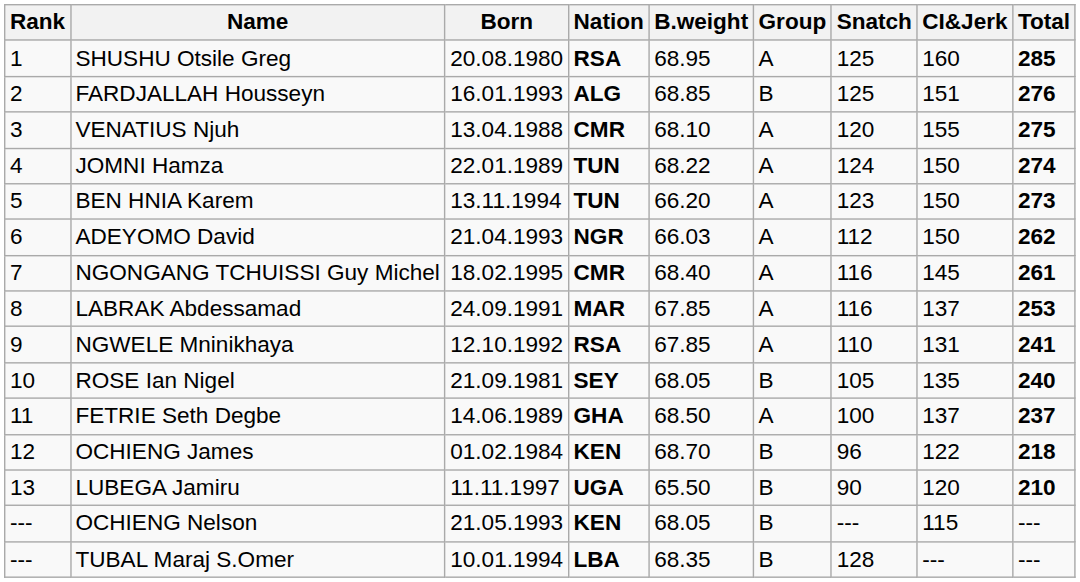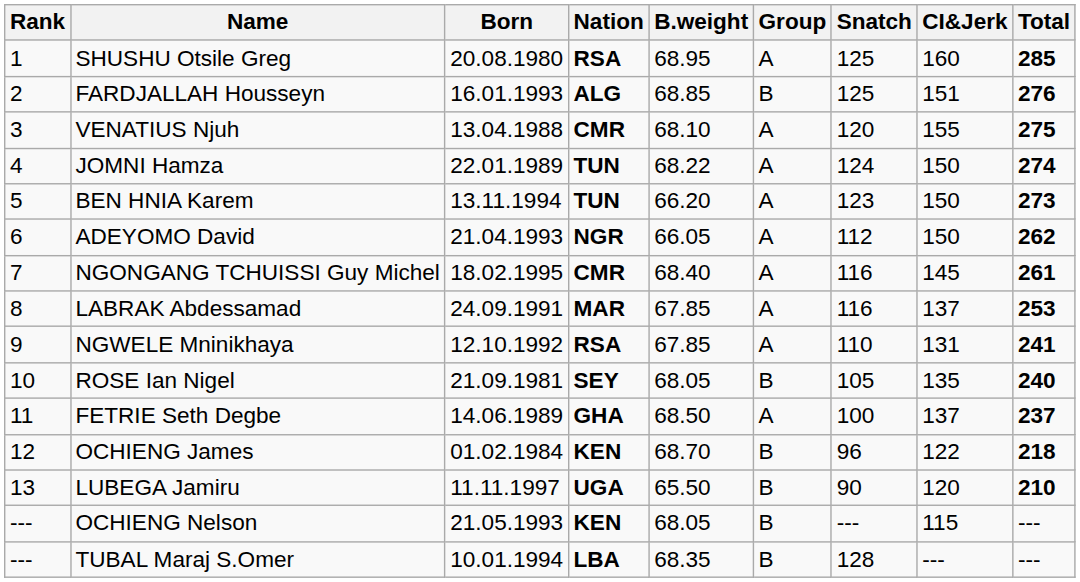(682, 237) 66.03 -> (682, 237) 66.05
